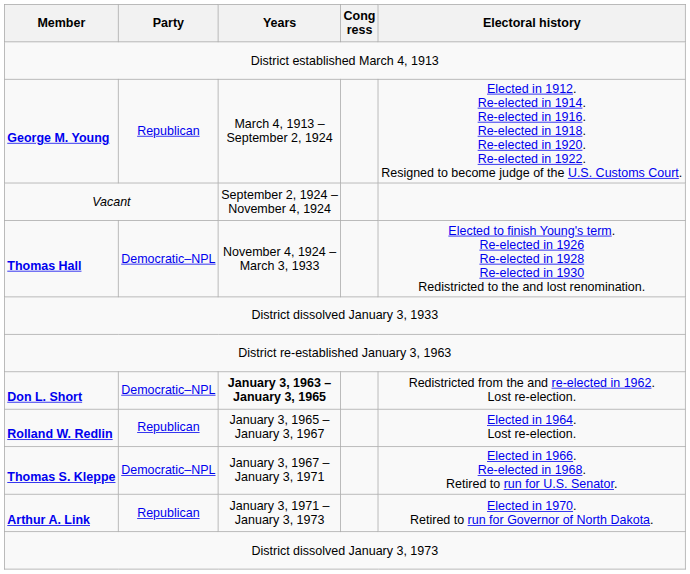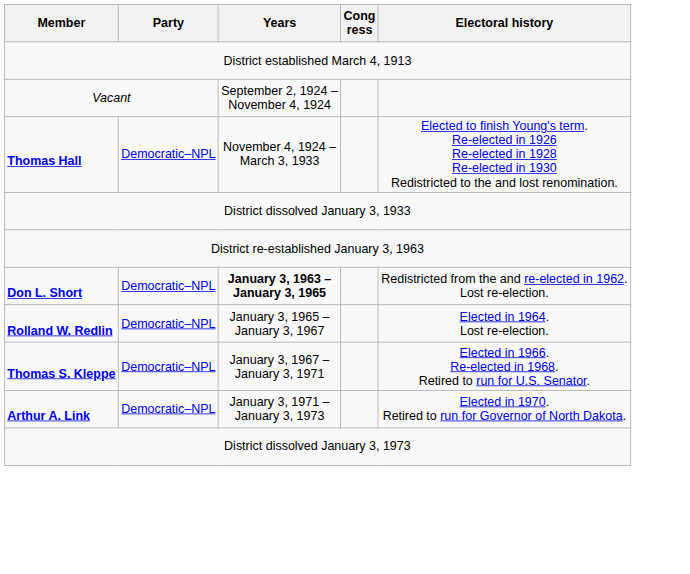- row: (58, 138)
(168, 427) Republican -> (168, 323) Democratic–NPL
(168, 513) Republican -> (168, 409) Democratic–NPL
